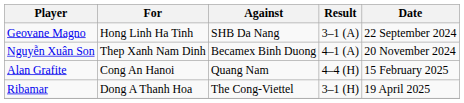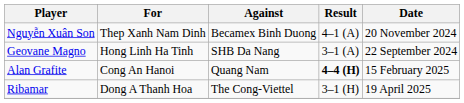rows swapped: (46, 32) <-> (51, 51)
(340, 70) normal -> (341, 70) bold
